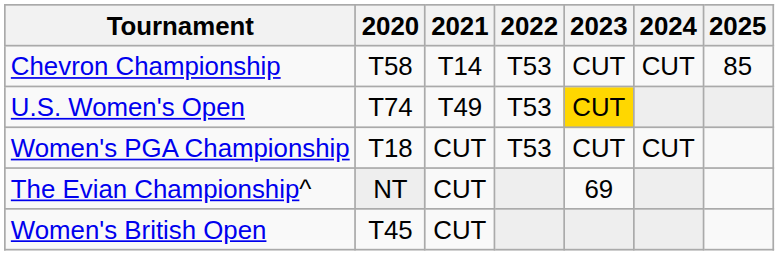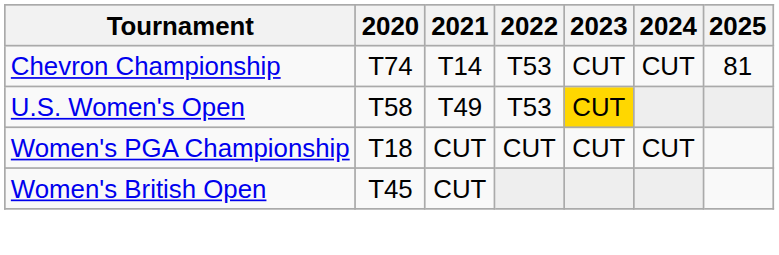(390, 66) T58 -> (390, 66) T74
(738, 66) 85 -> (738, 66) 81
(390, 107) T74 -> (390, 107) T58
(529, 148) T53 -> (529, 148) CUT
- row: (161, 189)
